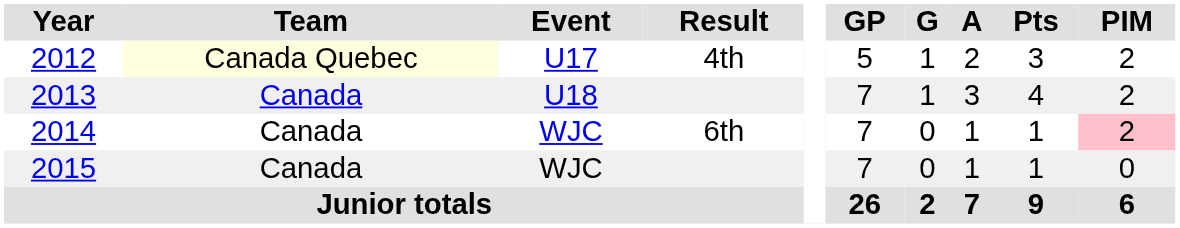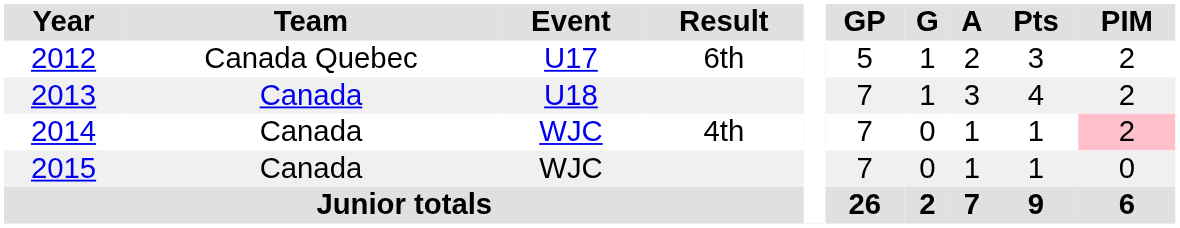(311, 58) lightyellow background -> (311, 58) no background
(724, 58) 4th -> (724, 58) 6th
(724, 131) 6th -> (724, 131) 4th
